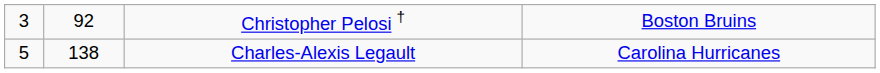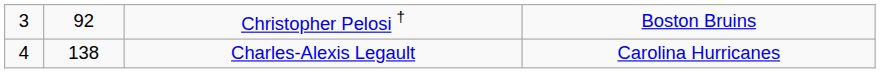(24, 53) 5 -> (24, 53) 4
